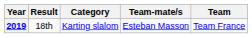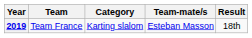columns swapped: (219, 12) <-> (44, 12)
